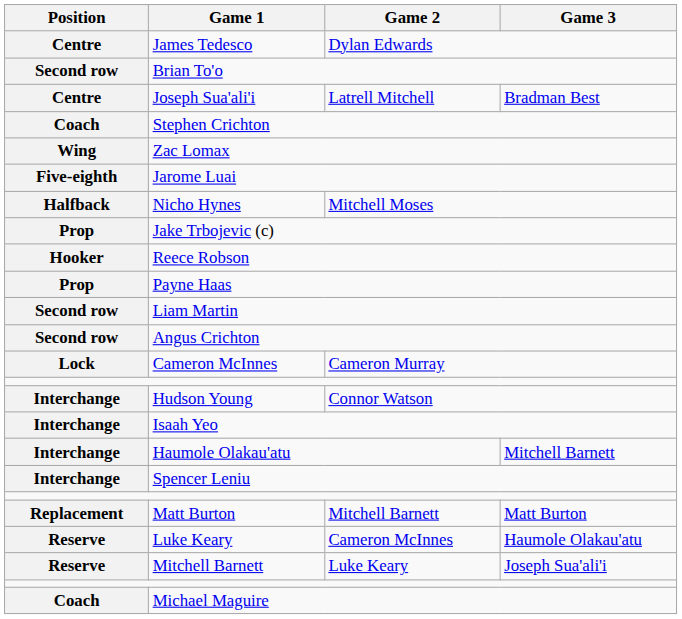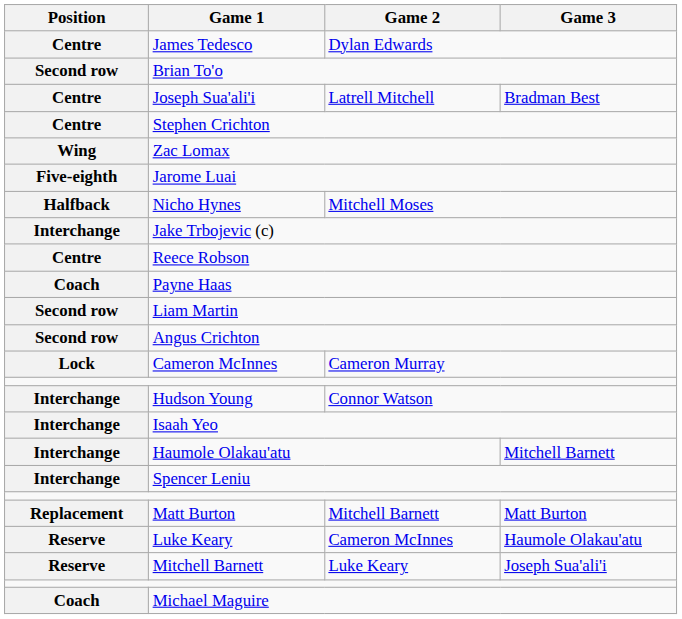(77, 124) Coach -> (77, 124) Centre
(77, 230) Prop -> (77, 230) Interchange
(77, 257) Hooker -> (77, 257) Centre
(77, 284) Prop -> (77, 284) Coach
